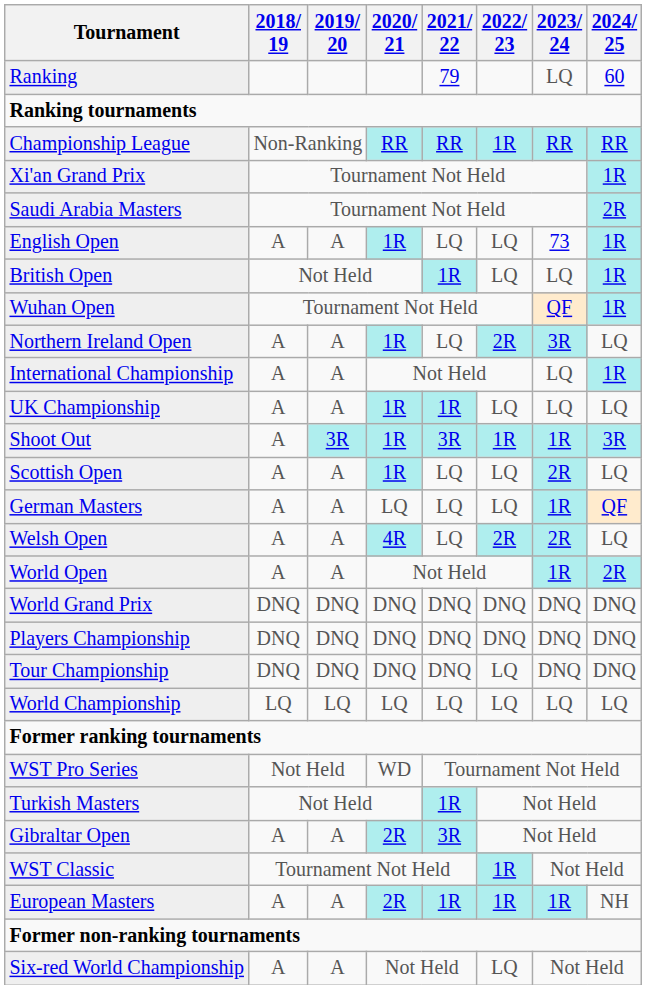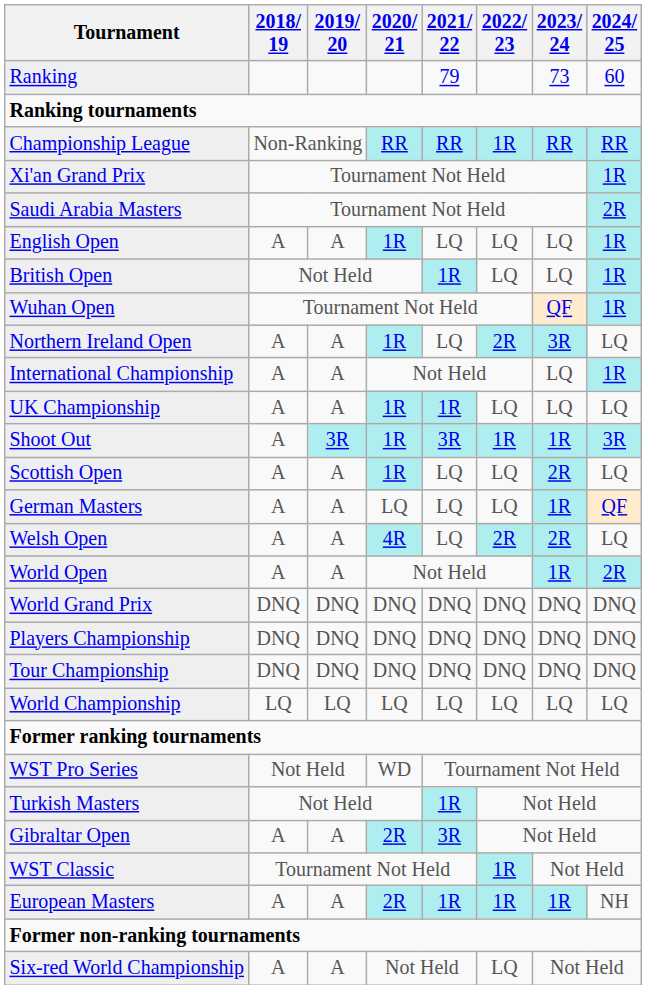(559, 77) LQ -> (559, 77) 73
(559, 242) 73 -> (559, 242) LQ
(504, 670) LQ -> (504, 670) DNQ
